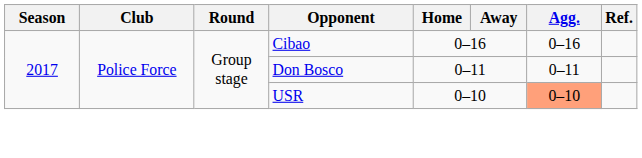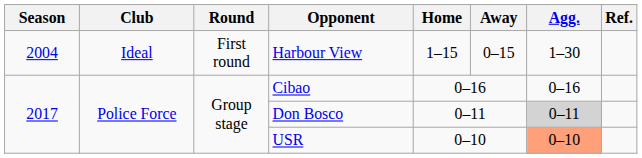+ row: (317, 53)
(564, 69) no background -> (564, 114) lightgrey background
